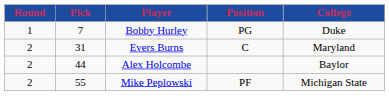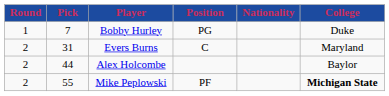+ column: (268, 13)
(334, 82) normal -> (342, 82) bold
